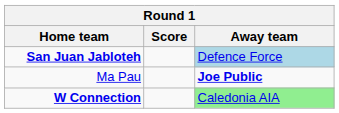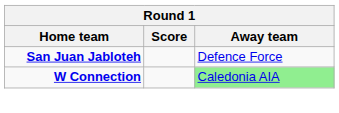(240, 56) lightblue background -> (240, 56) no background
- row: (119, 77)
